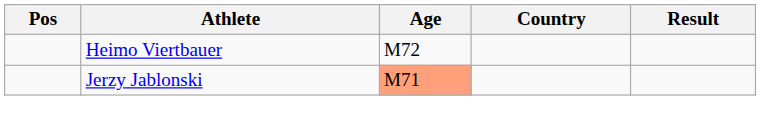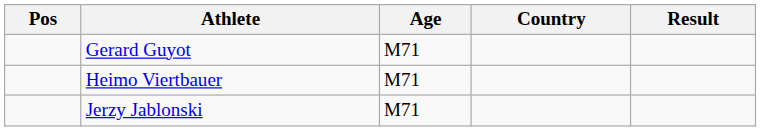+ row: (138, 49)
(402, 49) M72 -> (402, 79) M71
(402, 79) lightsalmon background -> (402, 110) no background
